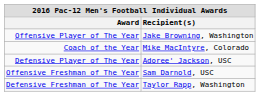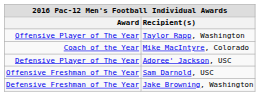(198, 35) Jake Browning, Washington -> (194, 35) Taylor Rapp, Washington
(194, 84) Taylor Rapp, Washington -> (198, 84) Jake Browning, Washington
